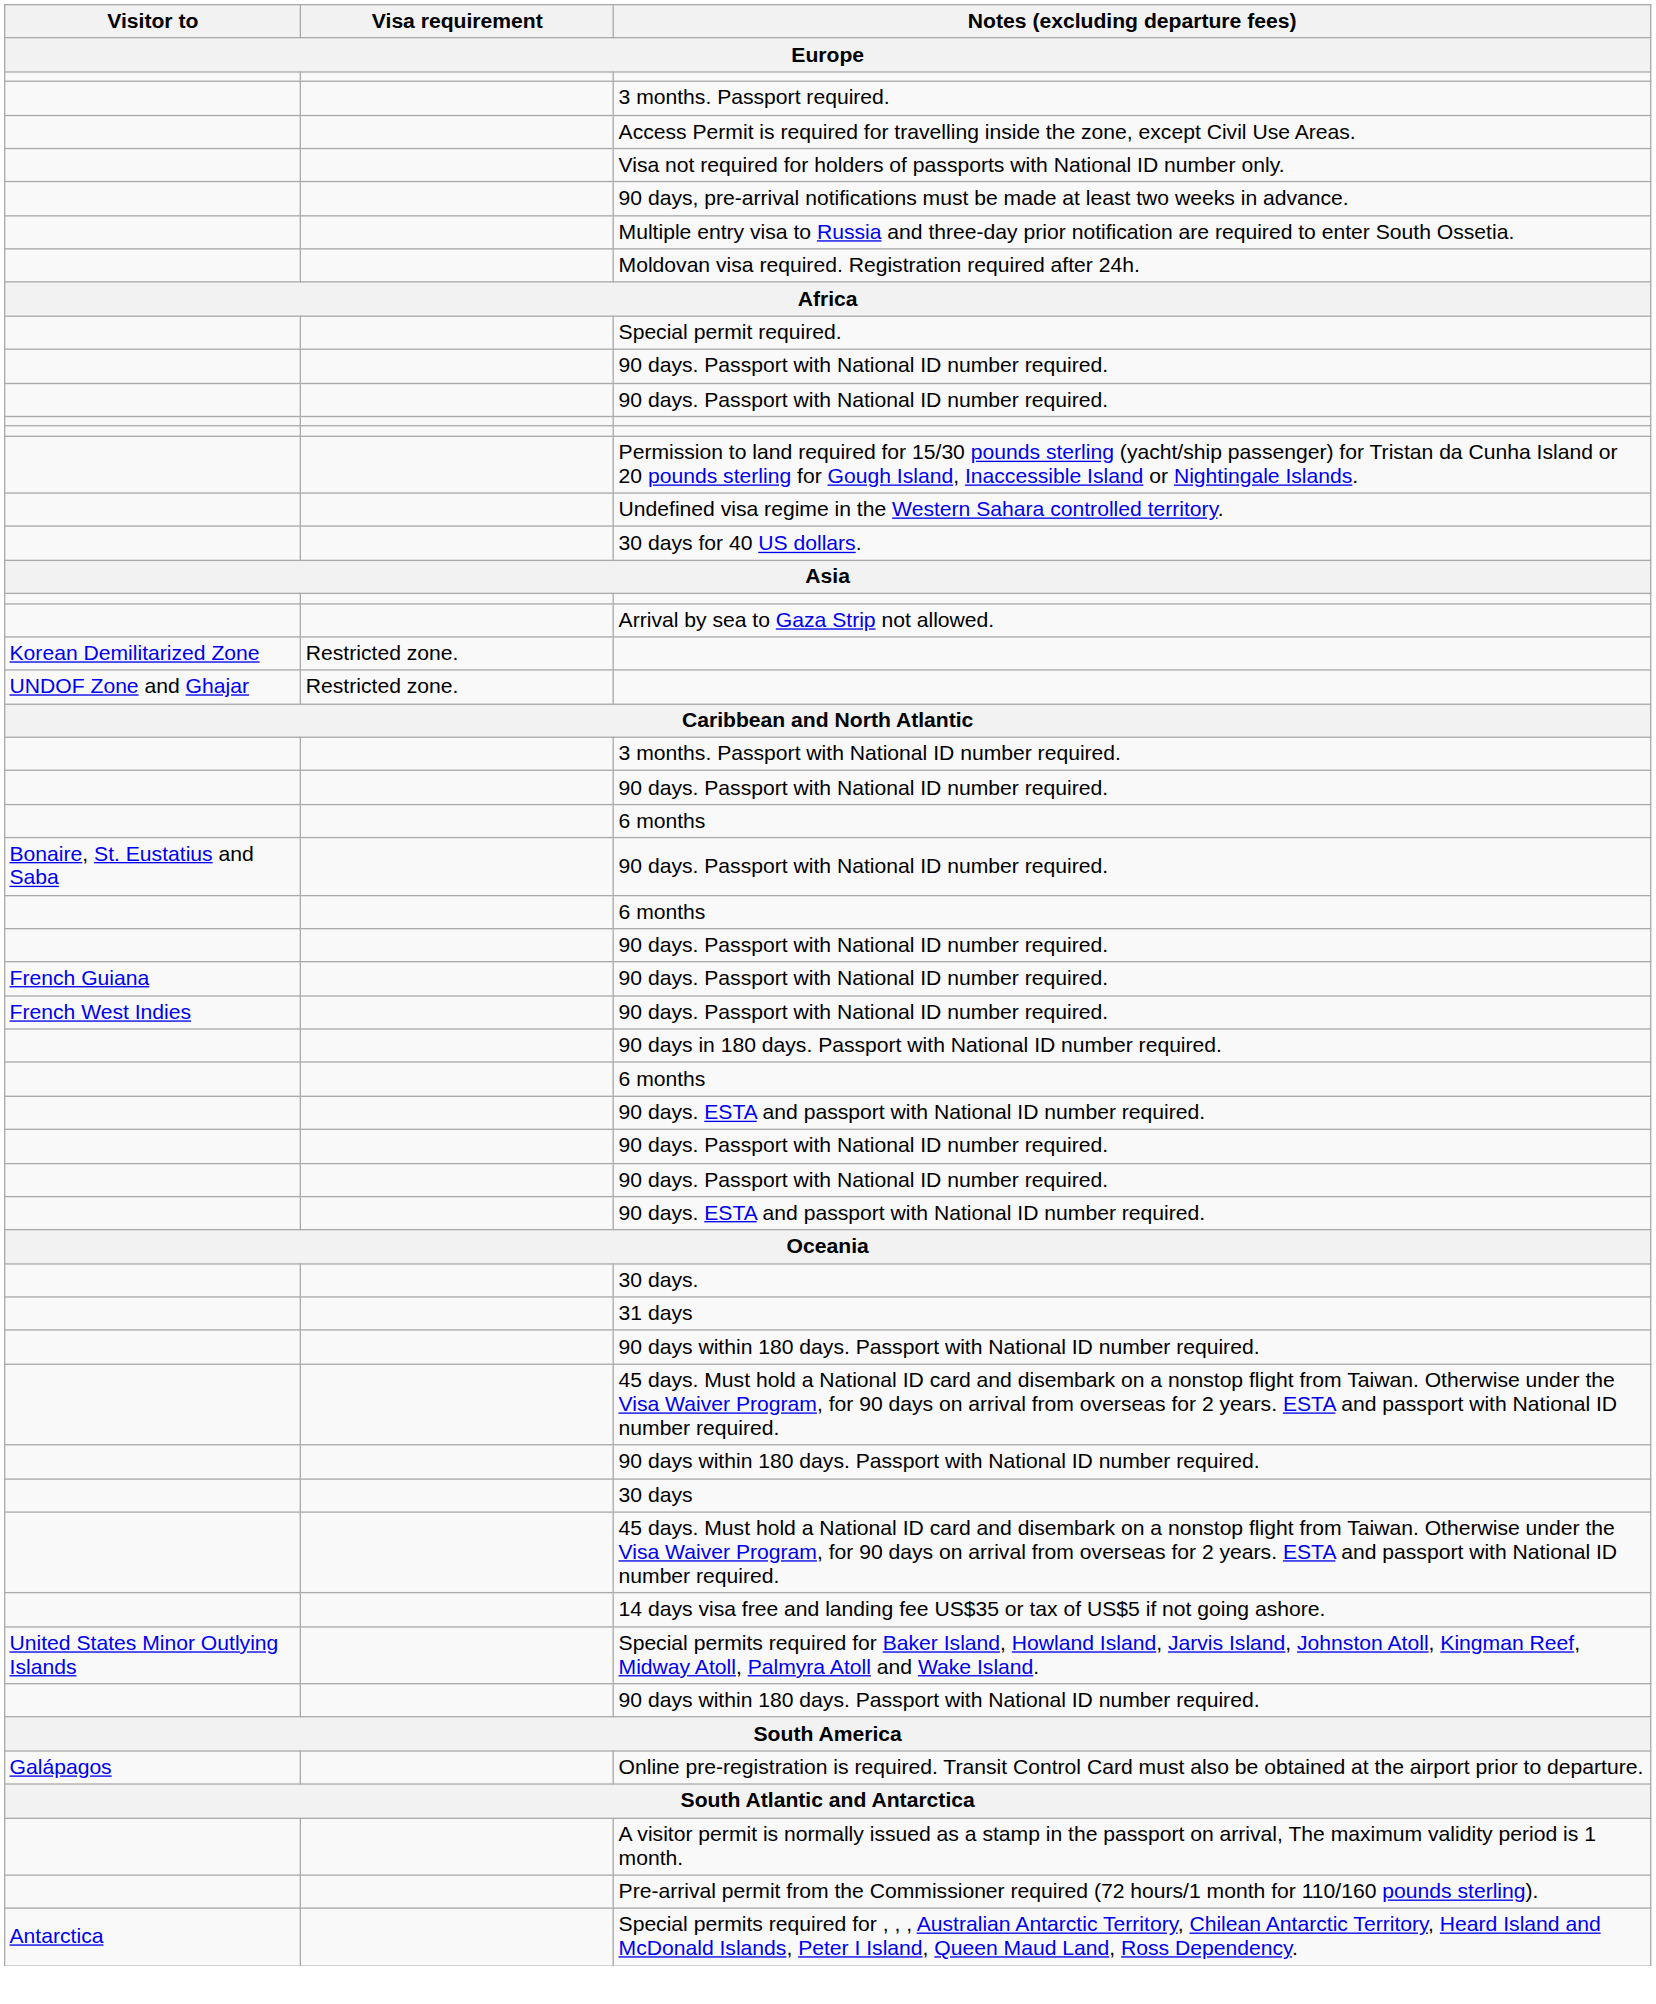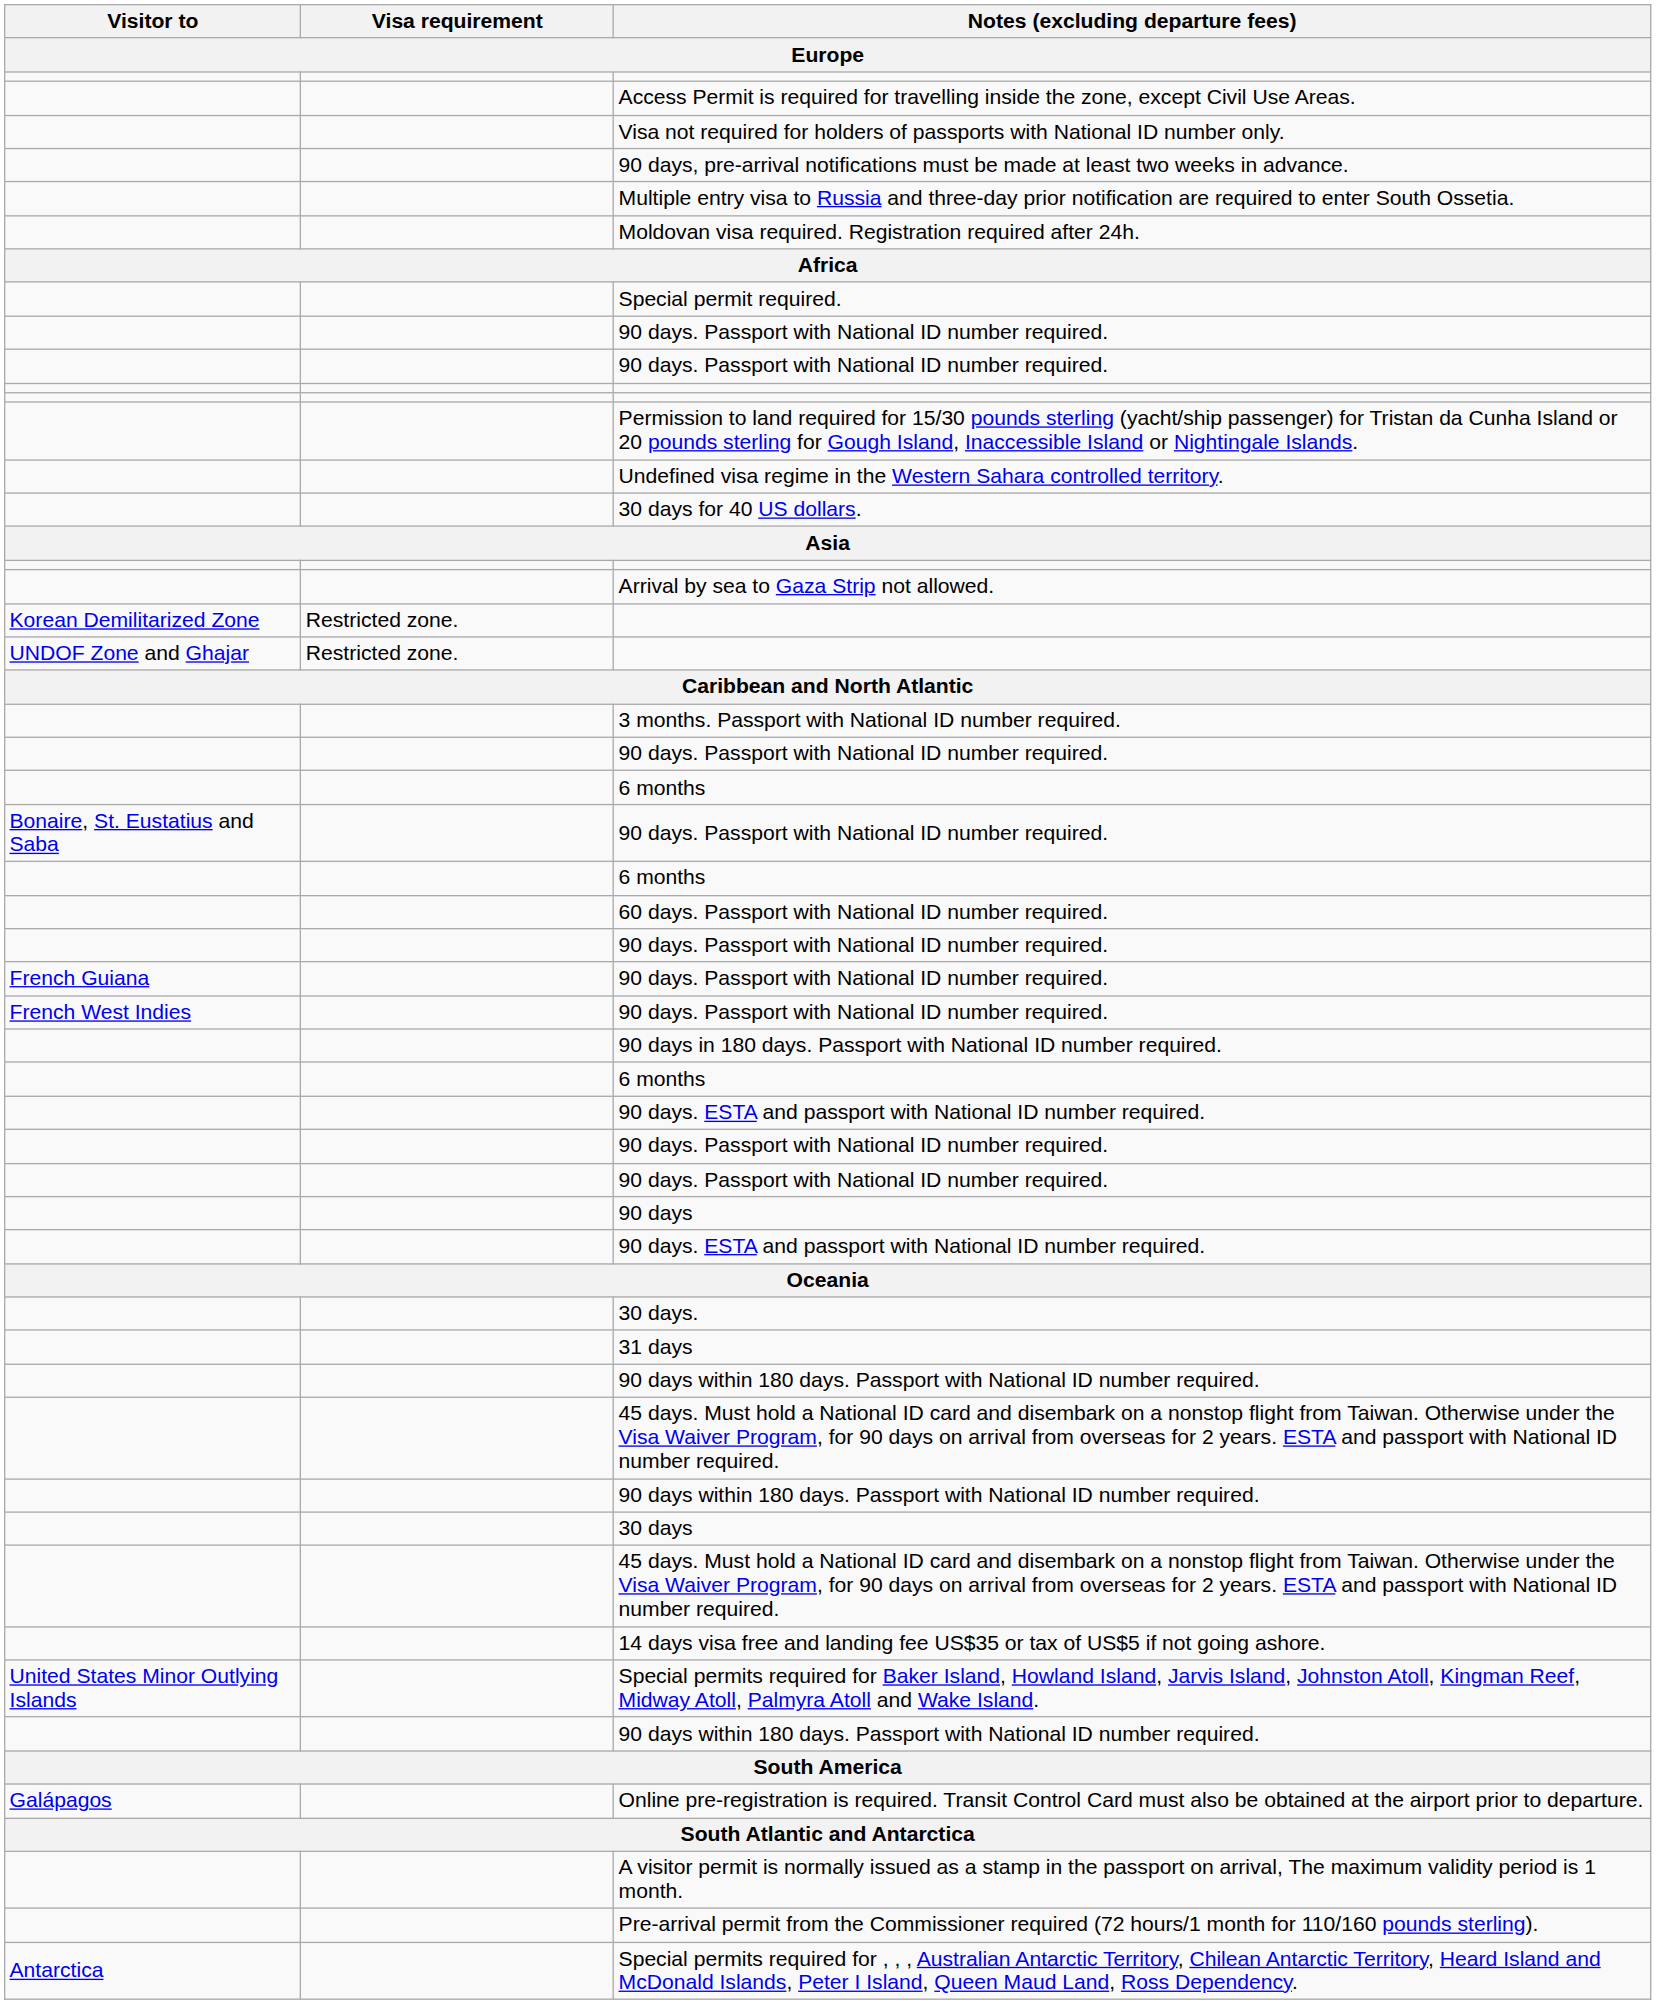- row: (153, 98)
+ row: (153, 912)
+ row: (153, 1213)
